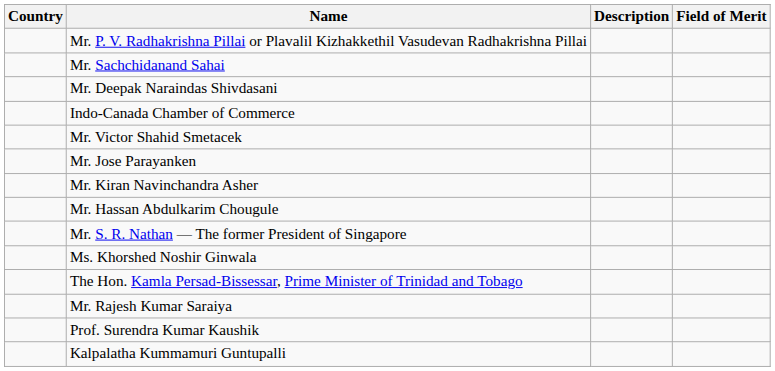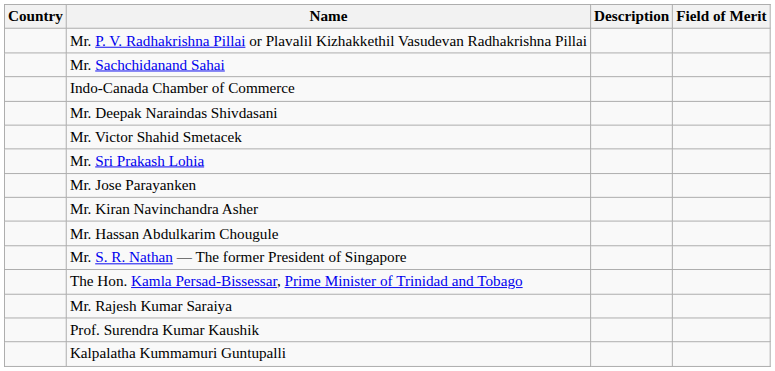rows swapped: (182, 112) <-> (174, 88)
+ row: (137, 161)
- row: (163, 257)
